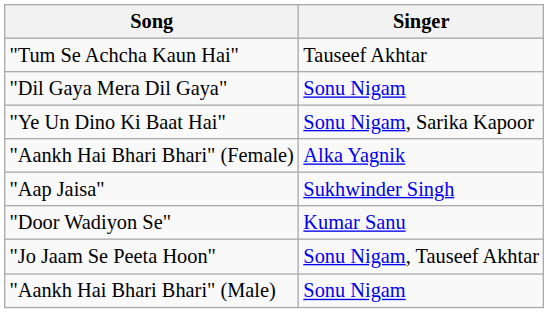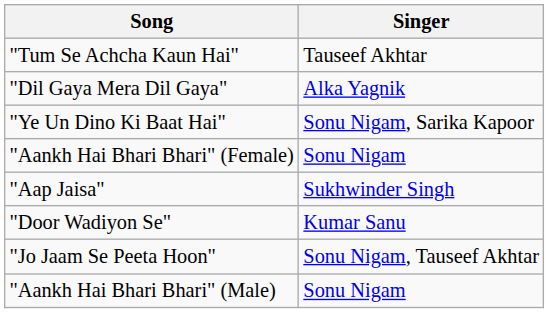(355, 88) Sonu Nigam -> (354, 88) Alka Yagnik
(354, 155) Alka Yagnik -> (355, 155) Sonu Nigam
